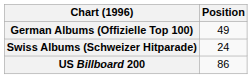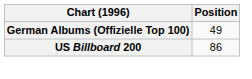- row: (102, 47)
